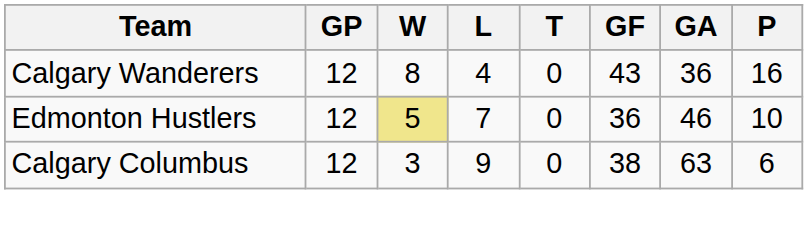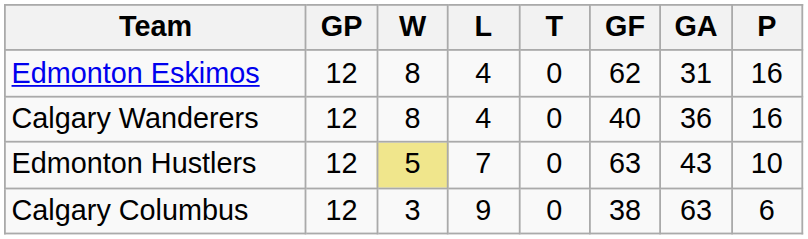+ row: (136, 73)
(625, 73) 43 -> (625, 118) 40
(625, 118) 36 -> (625, 164) 63
(696, 118) 46 -> (696, 164) 43
